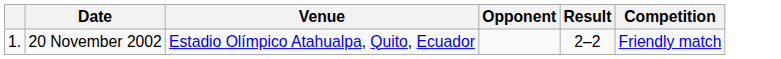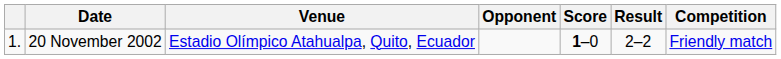+ column: (585, 16)
